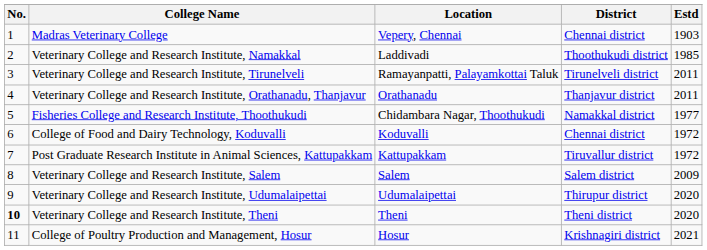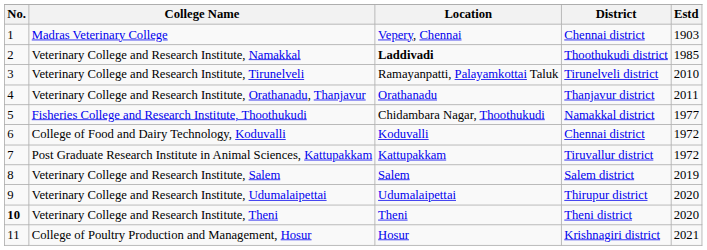(404, 54) normal -> (406, 54) bold
(686, 74) 2011 -> (686, 74) 2010
(686, 174) 2009 -> (686, 174) 2019
